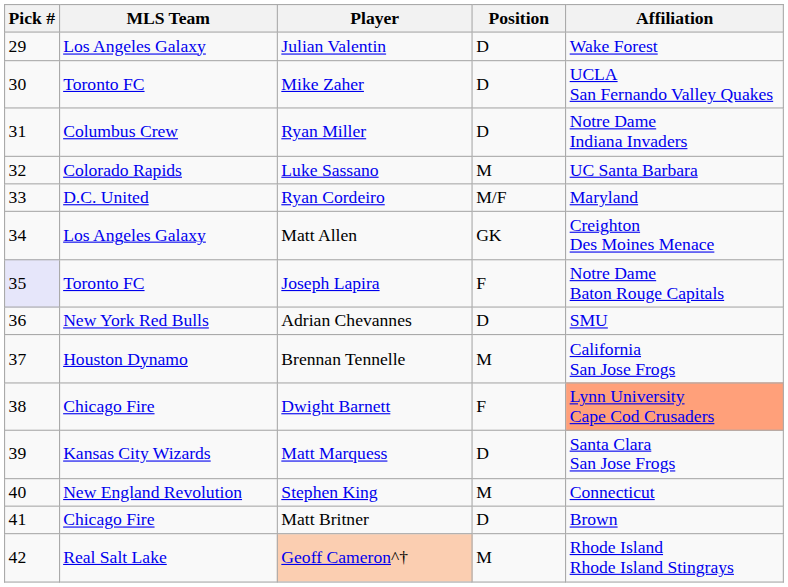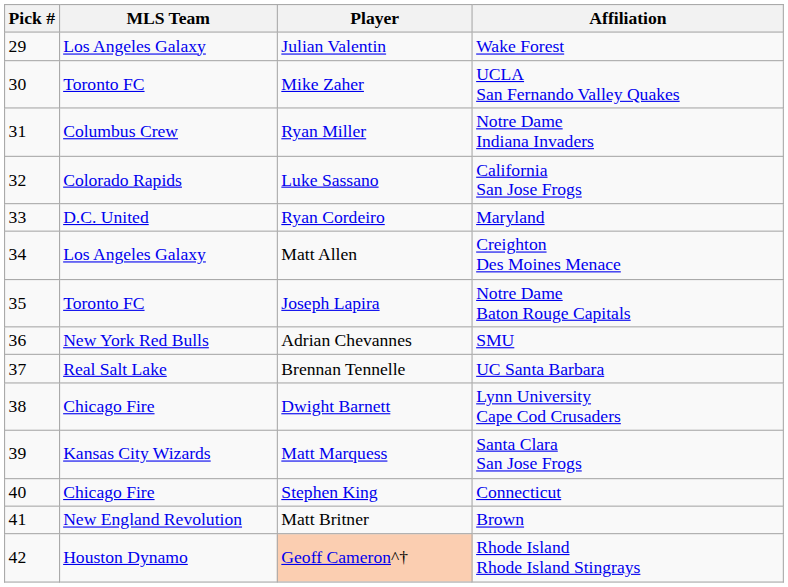- column: (519, 18)
(634, 169) UC Santa Barbara -> (529, 179) California San Jose Frogs
(17, 283) lavender background -> (17, 302) no background
(125, 358) Houston Dynamo -> (115, 368) Real Salt Lake
(622, 358) California San Jose Frogs -> (540, 368) UC Santa Barbara
(642, 406) lightsalmon background -> (549, 406) no background
(153, 492) New England Revolution -> (109, 492) Chicago Fire
(109, 519) Chicago Fire -> (153, 519) New England Revolution
(115, 557) Real Salt Lake -> (125, 557) Houston Dynamo
